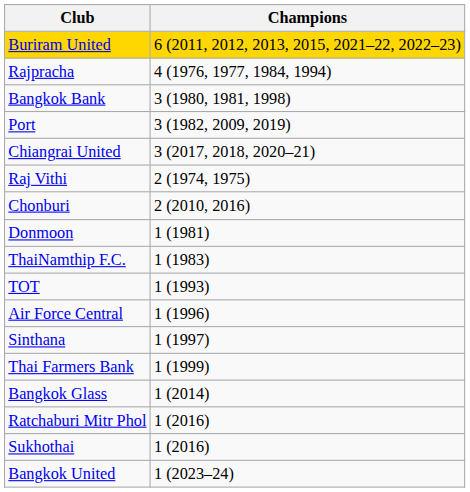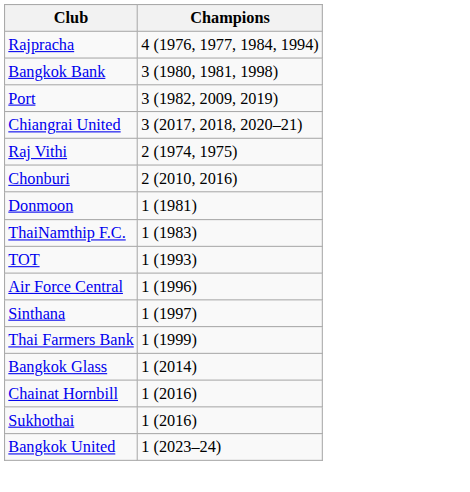- row: (60, 44)
+ row: (63, 393)
- row: (77, 420)
